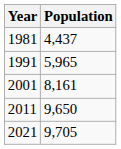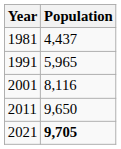(61, 86) 8,161 -> (60, 86) 8,116
(61, 132) normal -> (61, 132) bold
